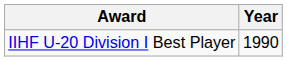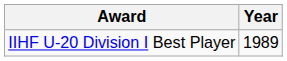(261, 42) 1990 -> (261, 42) 1989
